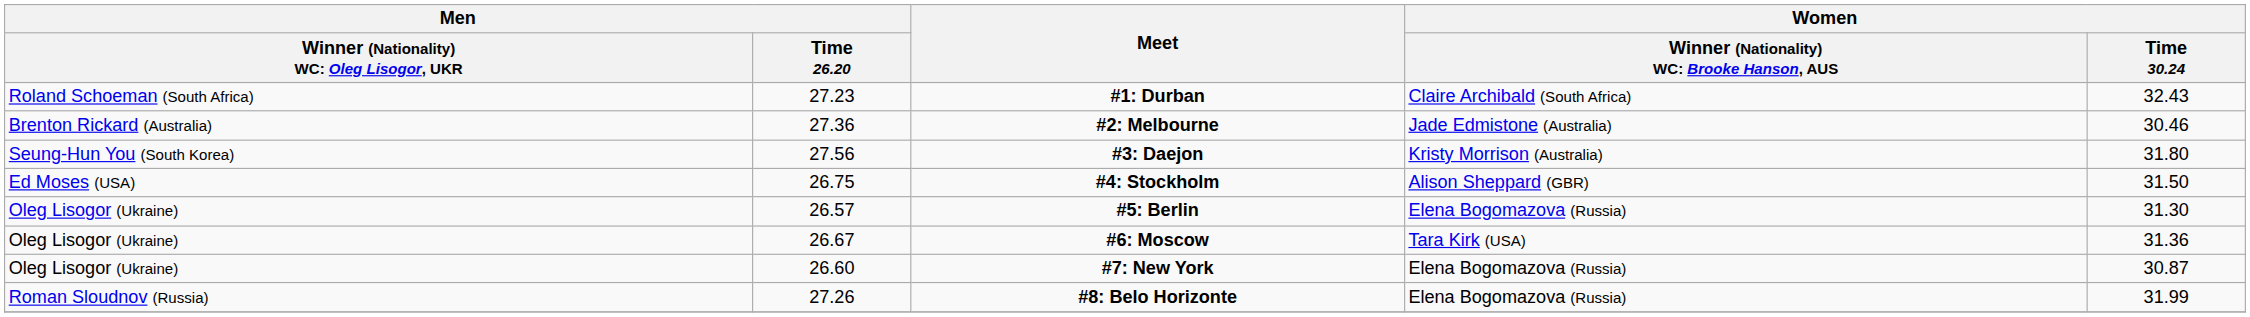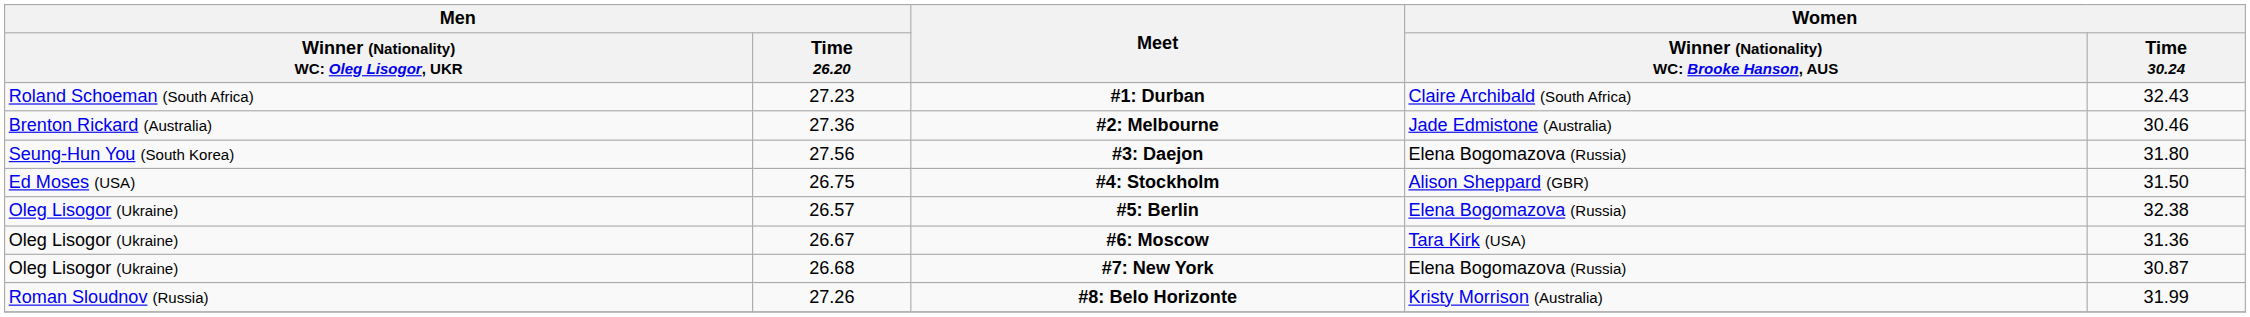(1506, 153) Kristy Morrison (Australia) -> (1517, 153) Elena Bogomazova (Russia)
(2166, 211) 31.30 -> (2166, 211) 32.38
(832, 268) 26.60 -> (832, 268) 26.68
(1517, 297) Elena Bogomazova (Russia) -> (1506, 297) Kristy Morrison (Australia)
